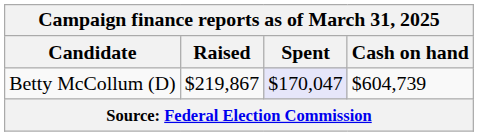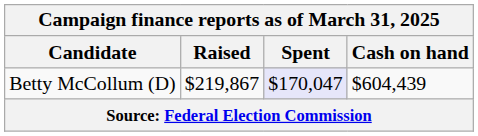(389, 83) $604,739 -> (389, 83) $604,439
